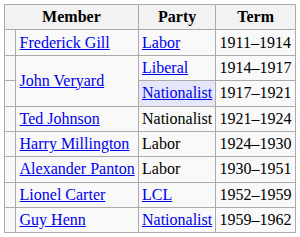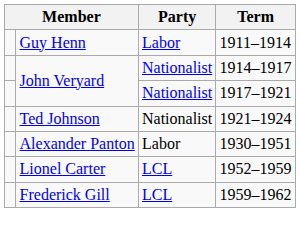(65, 42) Frederick Gill -> (53, 42) Guy Henn
(165, 67) Liberal -> (177, 67) Nationalist
(177, 93) lavender background -> (177, 93) no background
- row: (256, 144)
(53, 220) Guy Henn -> (65, 194) Frederick Gill
(177, 220) Nationalist -> (157, 194) LCL
